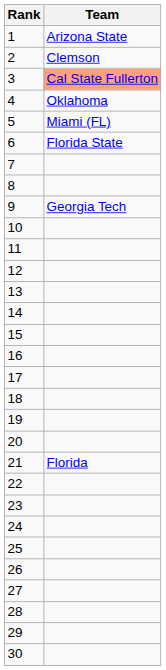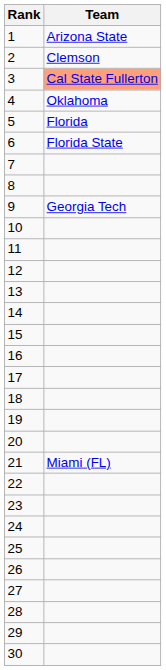(79, 121) Miami (FL) -> (67, 121) Florida
(67, 462) Florida -> (79, 462) Miami (FL)
